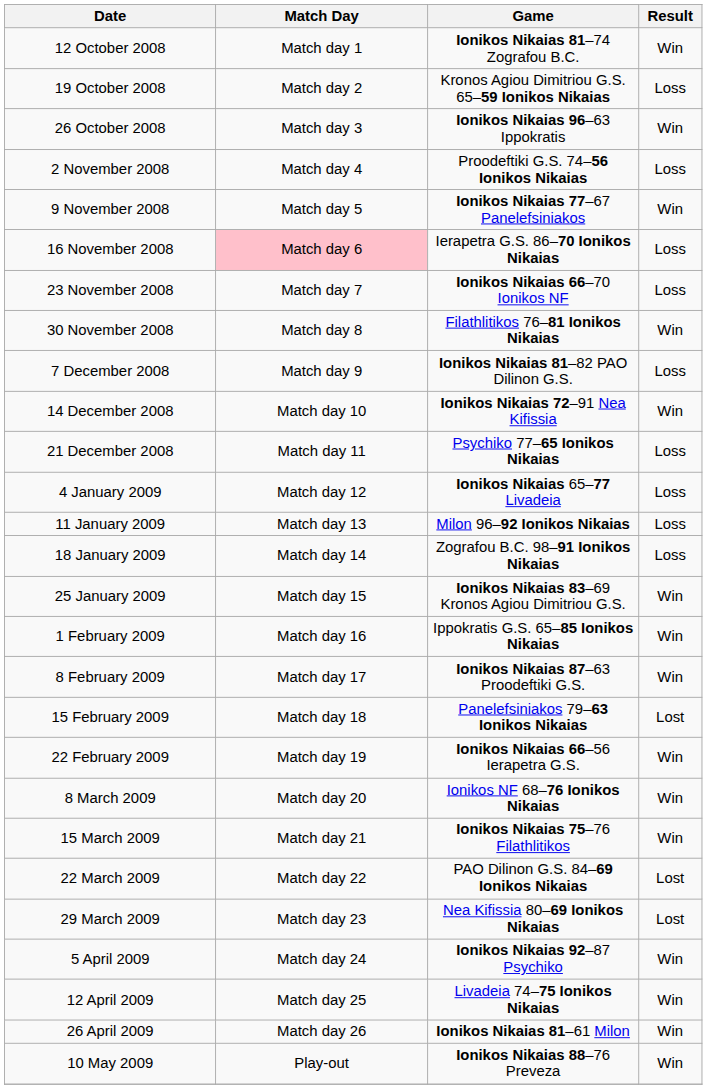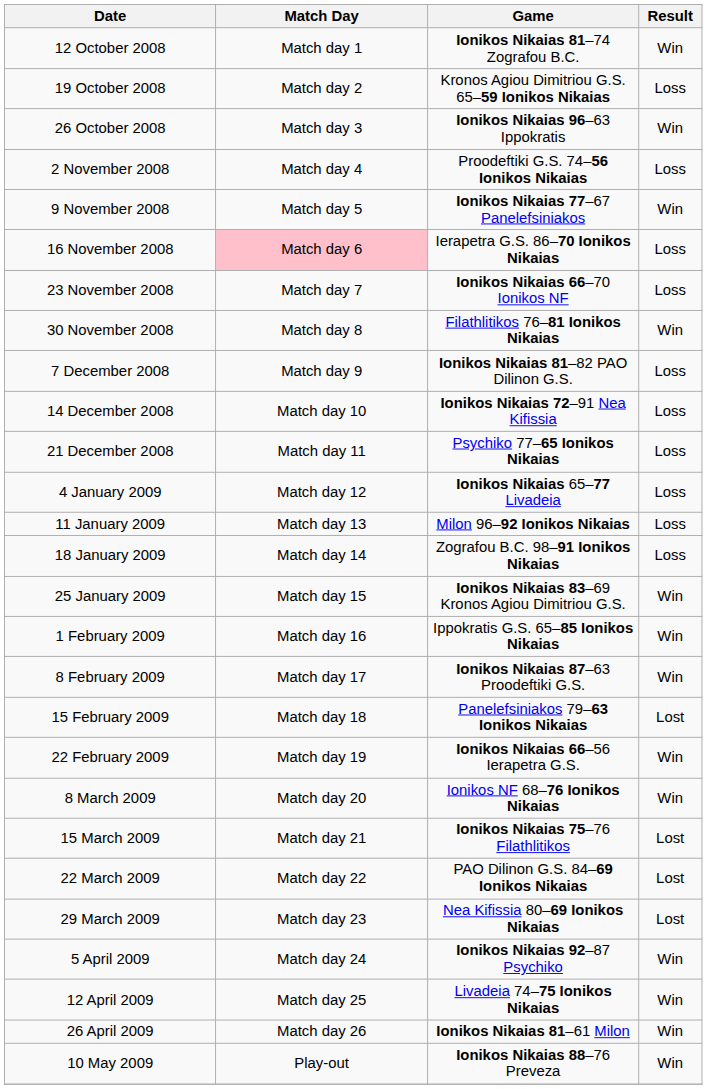(670, 411) Win -> (670, 411) Loss
(670, 838) Win -> (670, 838) Lost
